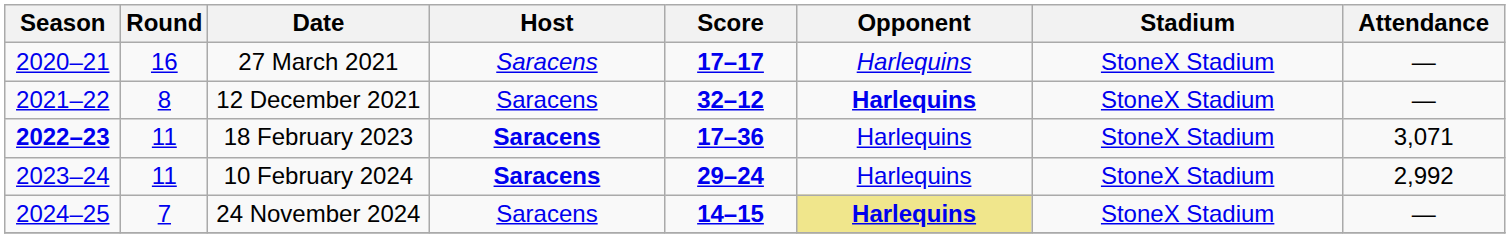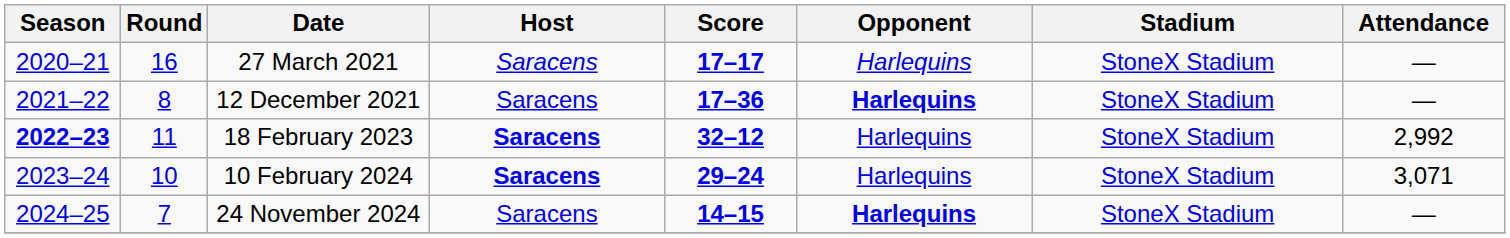(731, 99) 32–12 -> (731, 99) 17–36
(731, 137) 17–36 -> (731, 137) 32–12
(1424, 137) 3,071 -> (1424, 137) 2,992
(164, 175) 11 -> (164, 175) 10
(1424, 175) 2,992 -> (1424, 175) 3,071
(914, 213) khaki background -> (914, 213) no background
